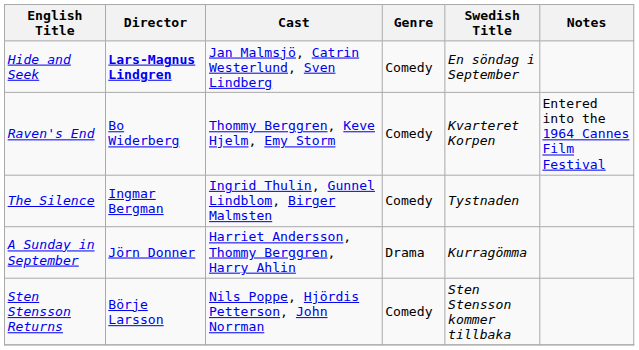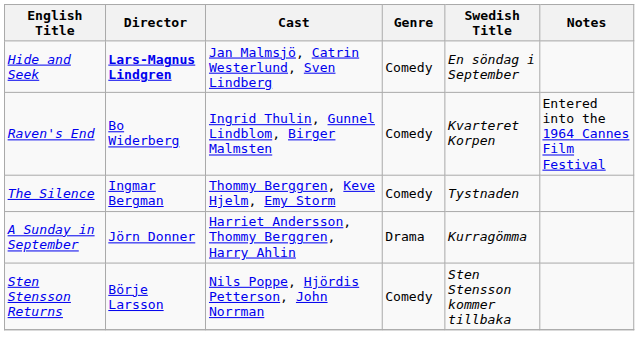(292, 134) Thommy Berggren, Keve Hjelm, Emy Storm -> (292, 134) Ingrid Thulin, Gunnel Lindblom, Birger Malmsten
(292, 201) Ingrid Thulin, Gunnel Lindblom, Birger Malmsten -> (292, 193) Thommy Berggren, Keve Hjelm, Emy Storm
